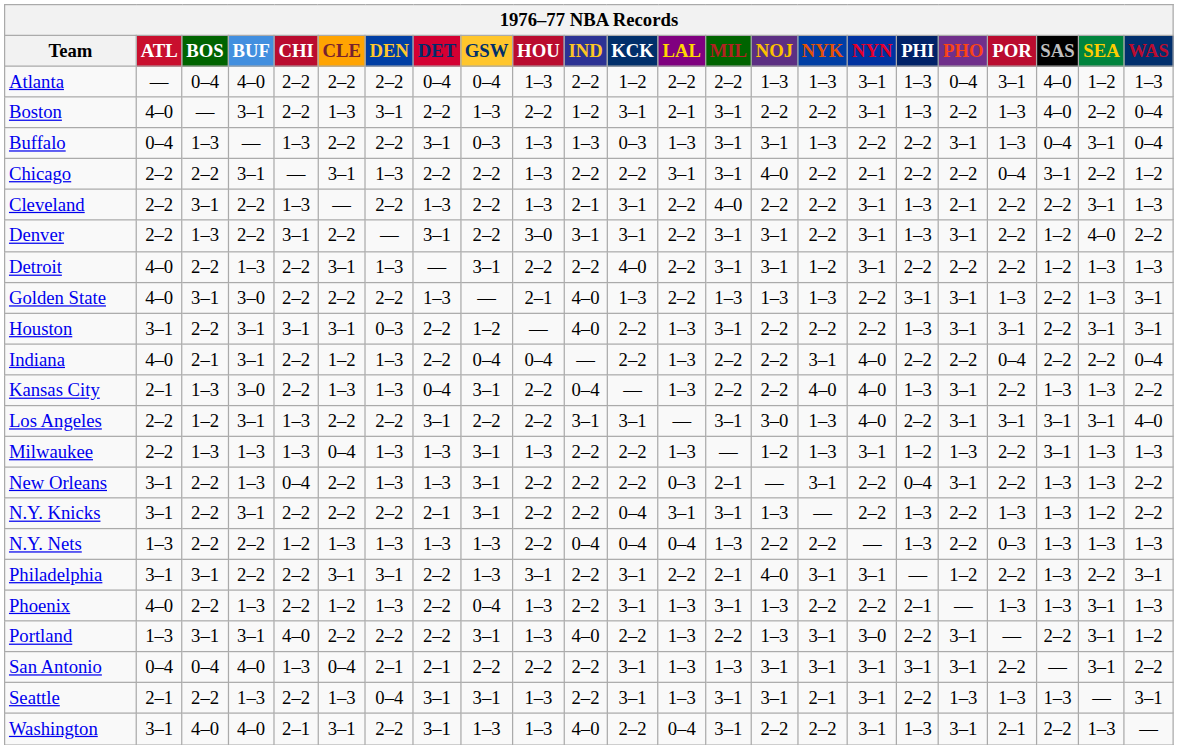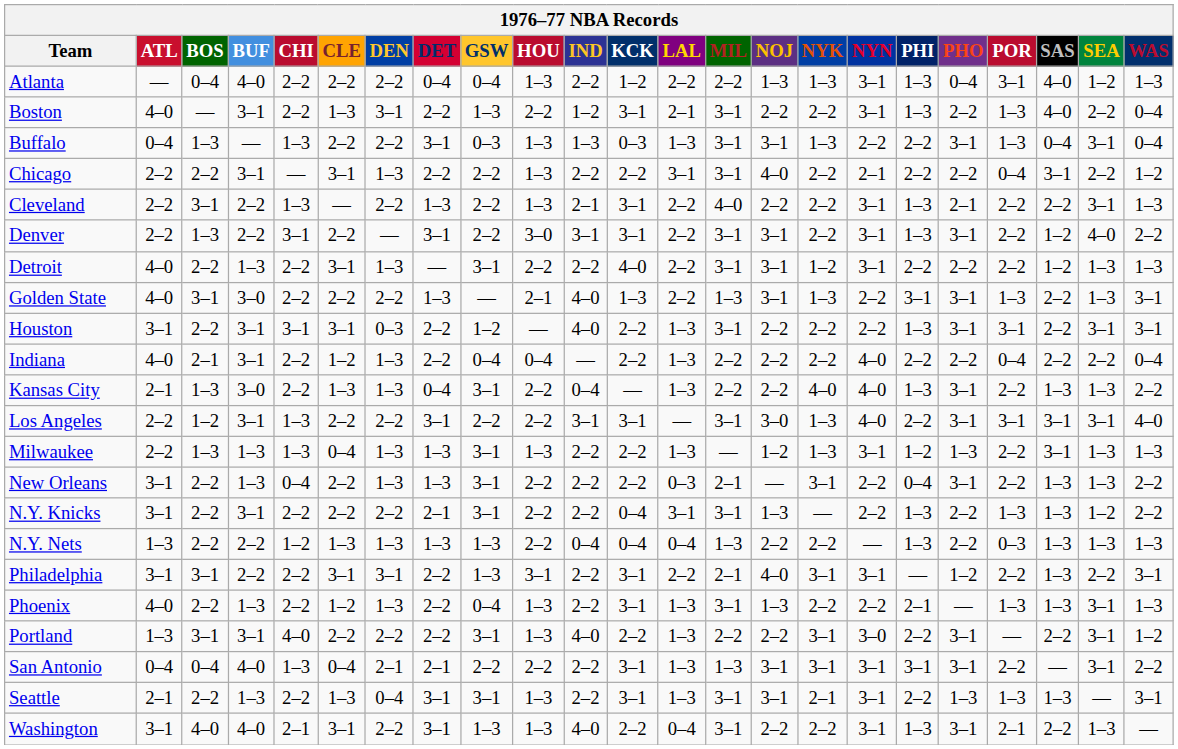(774, 297) 1–3 -> (774, 297) 3–1
(823, 359) 3–1 -> (823, 359) 2–2
(774, 636) 1–3 -> (774, 636) 2–2
